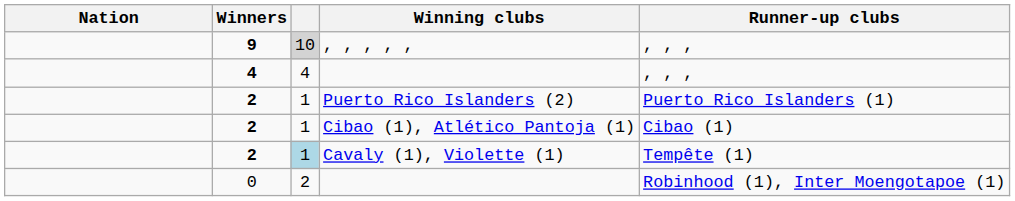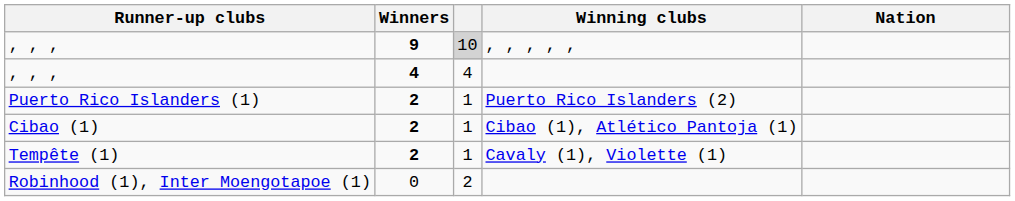columns swapped: (109, 18) <-> (824, 18)
(305, 155) lightblue background -> (467, 155) no background
